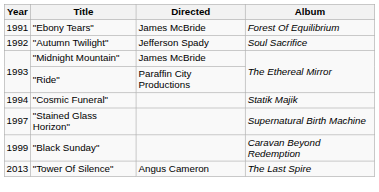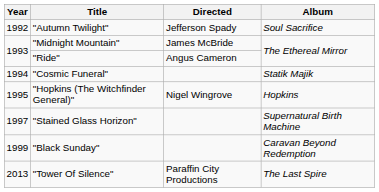- row: (63, 27)
(165, 79) Paraffin City Productions -> (201, 58) Angus Cameron
+ row: (89, 95)
(174, 169) Angus Cameron -> (193, 174) Paraffin City Productions
